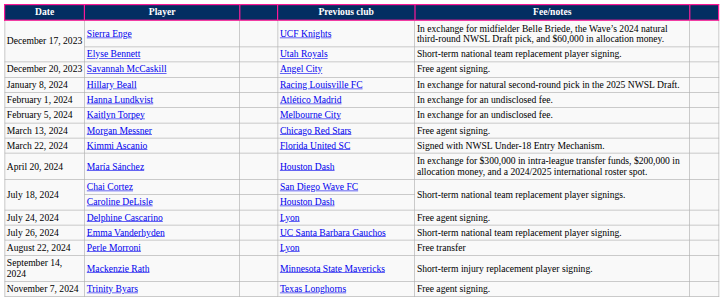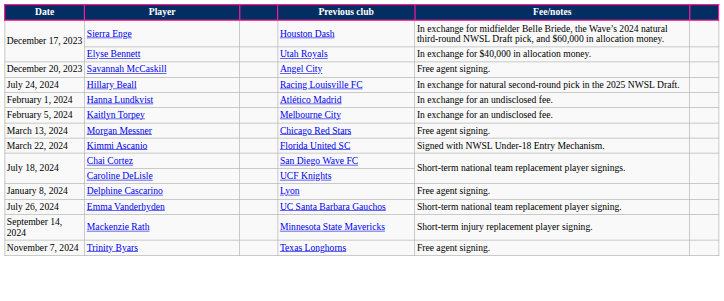(306, 33) UCF Knights -> (307, 33) Houston Dash
(519, 54) Short-term national team replacement player signing. -> (504, 54) In exchange for $40,000 in allocation money.
(37, 85) January 8, 2024 -> (33, 85) July 24, 2024
- row: (115, 166)
(307, 202) Houston Dash -> (306, 176) UCF Knights
(33, 217) July 24, 2024 -> (37, 191) January 8, 2024
- row: (114, 248)
